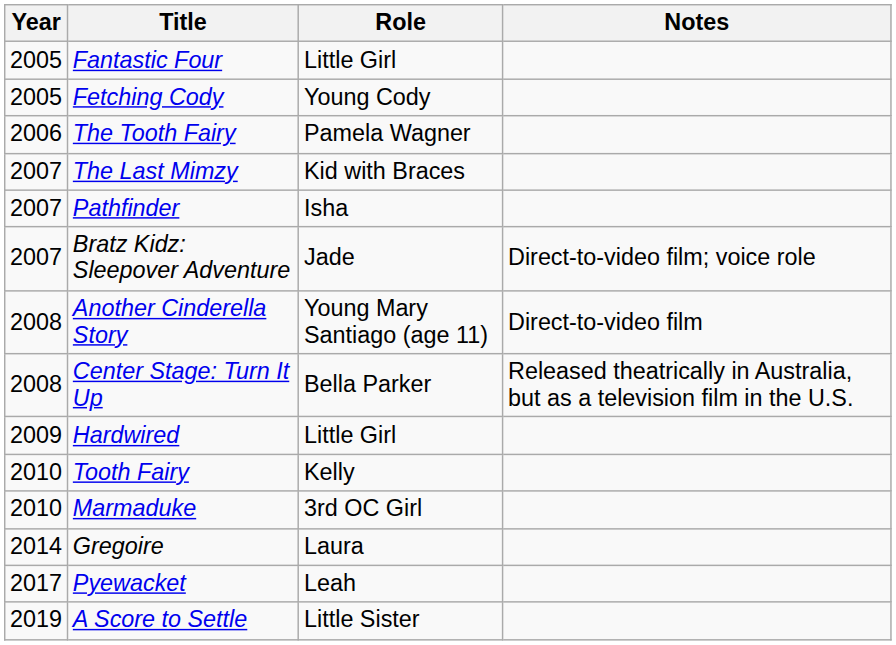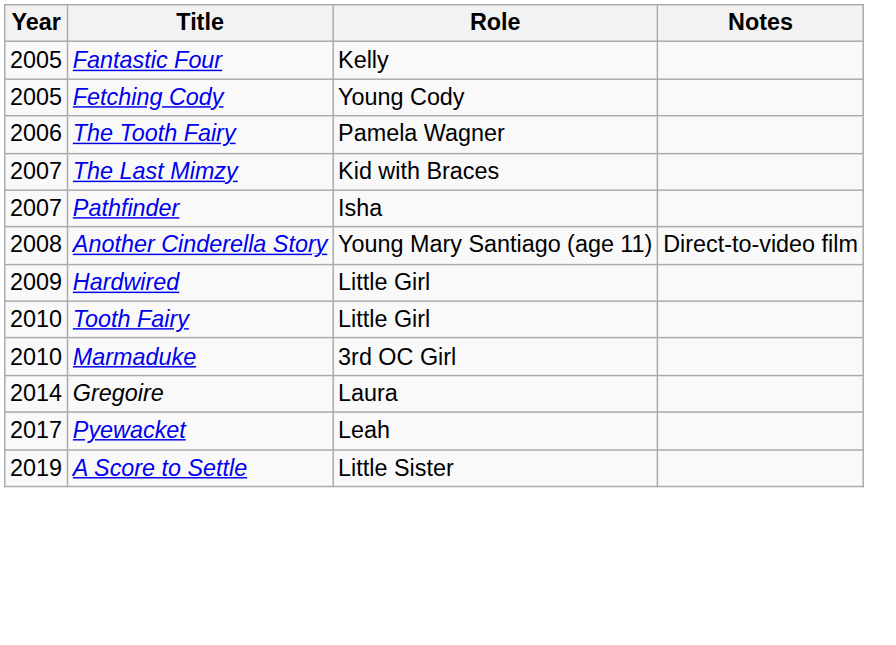(350, 60) Little Girl -> (363, 60) Kelly
- row: (182, 258)
- row: (181, 385)
(329, 472) Kelly -> (384, 319) Little Girl
